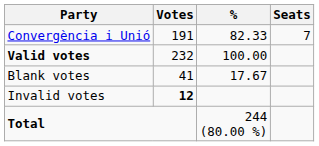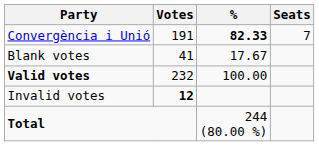(249, 35) normal -> (249, 35) bold
rows swapped: (49, 76) <-> (49, 55)
